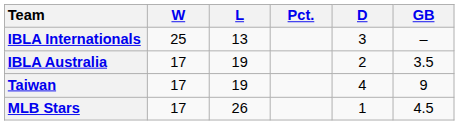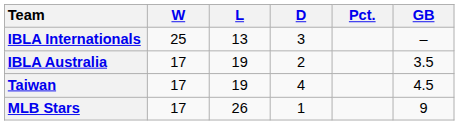columns swapped: (362, 16) <-> (301, 16)
(424, 85) 9 -> (424, 85) 4.5
(424, 108) 4.5 -> (424, 108) 9
